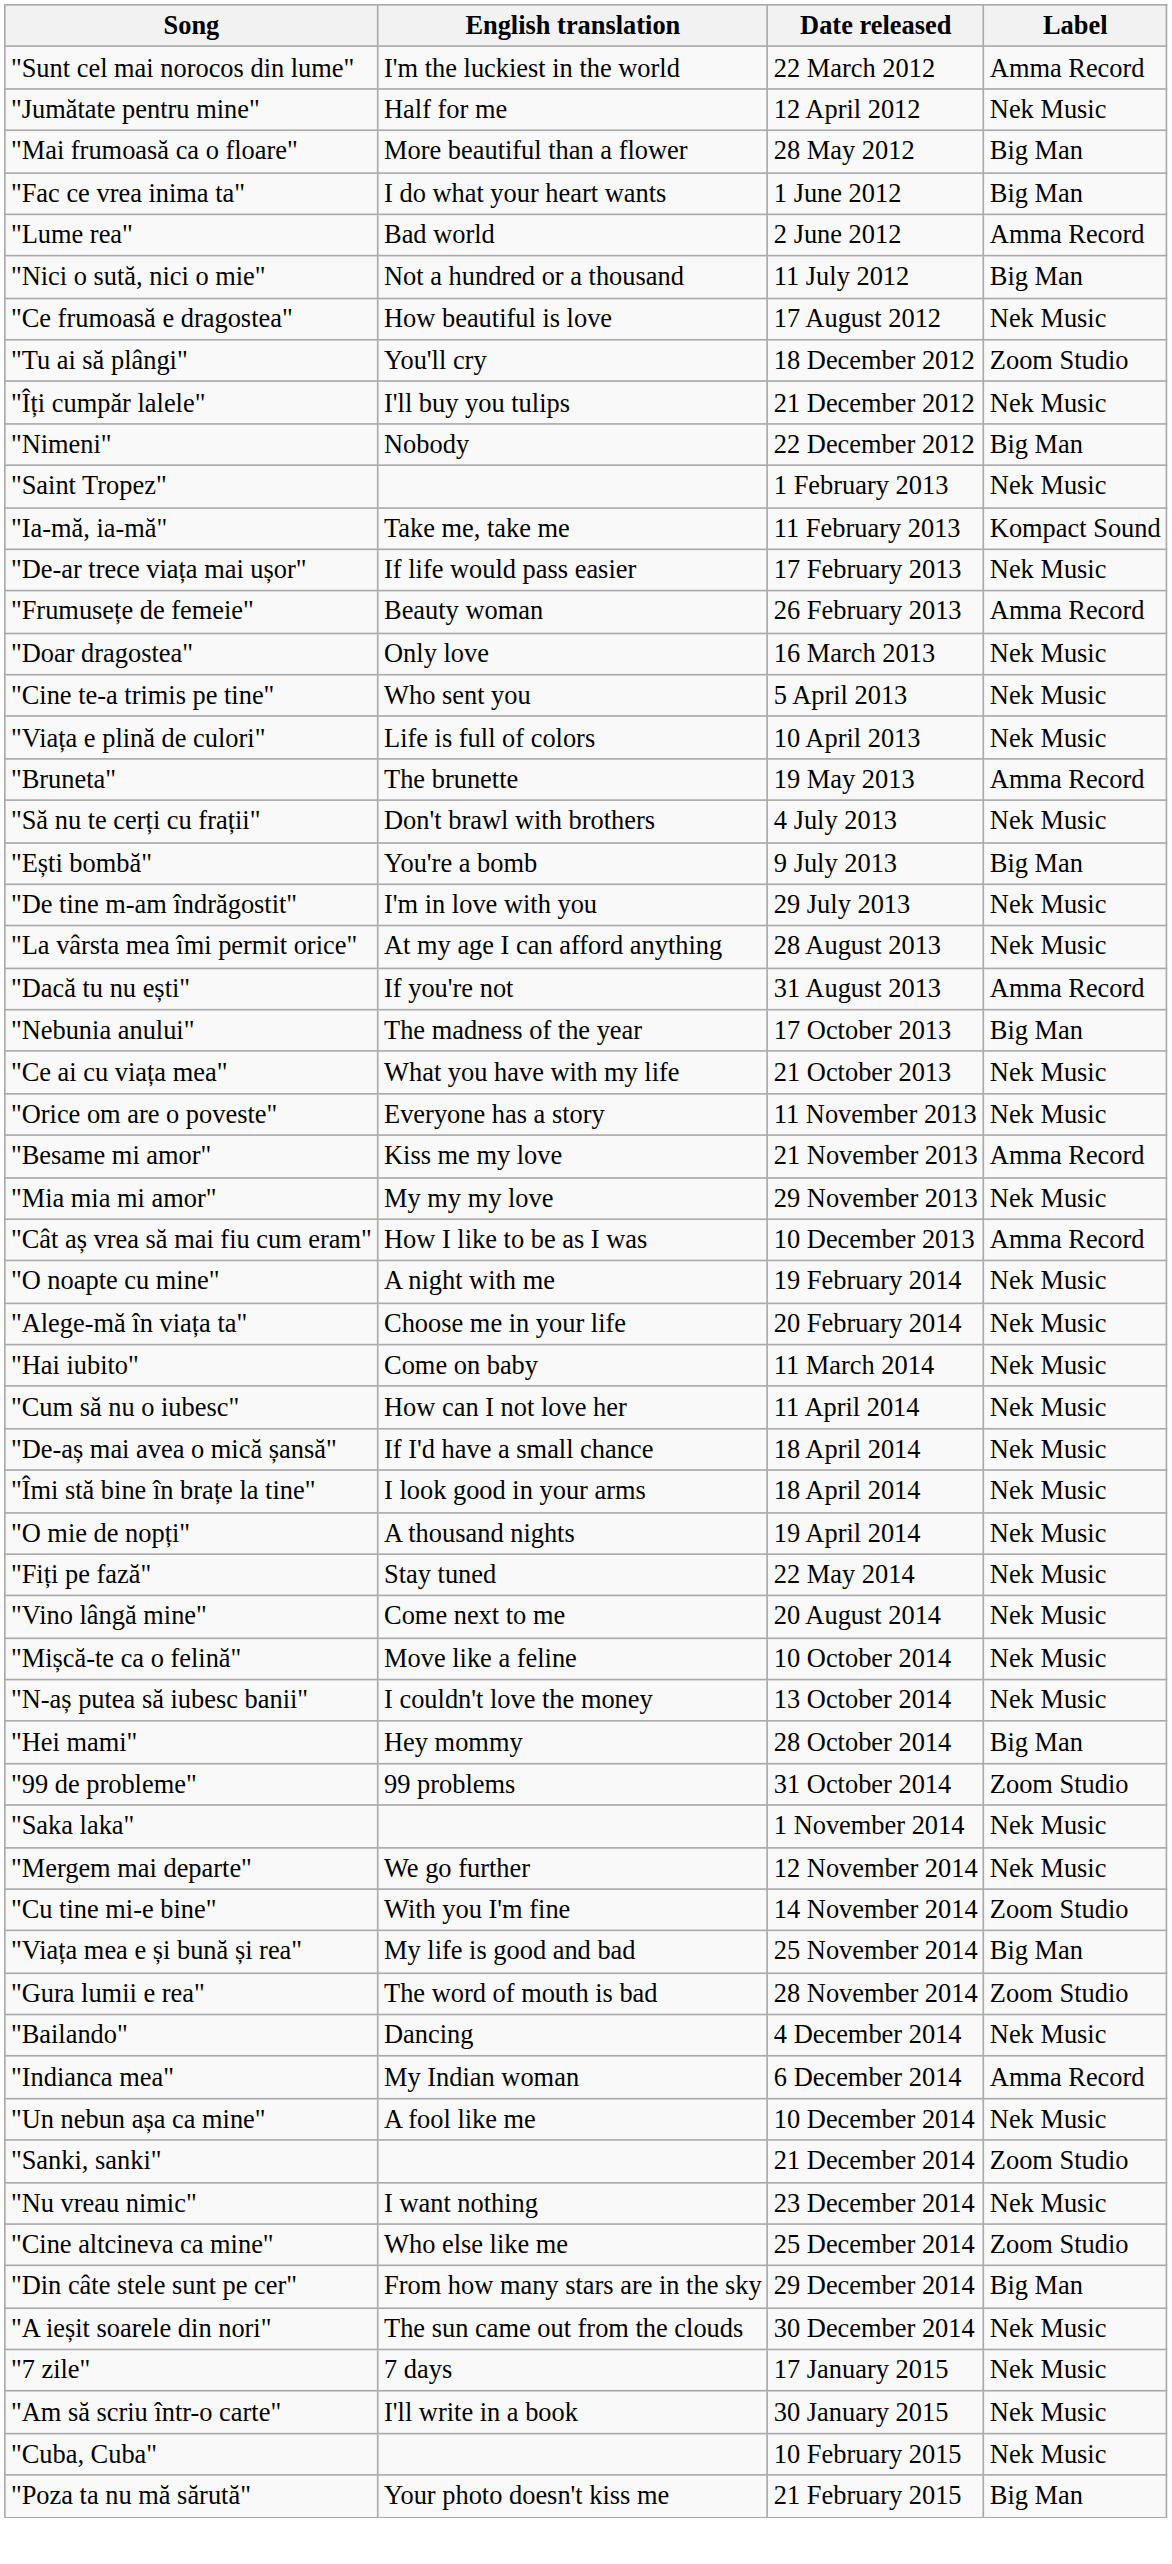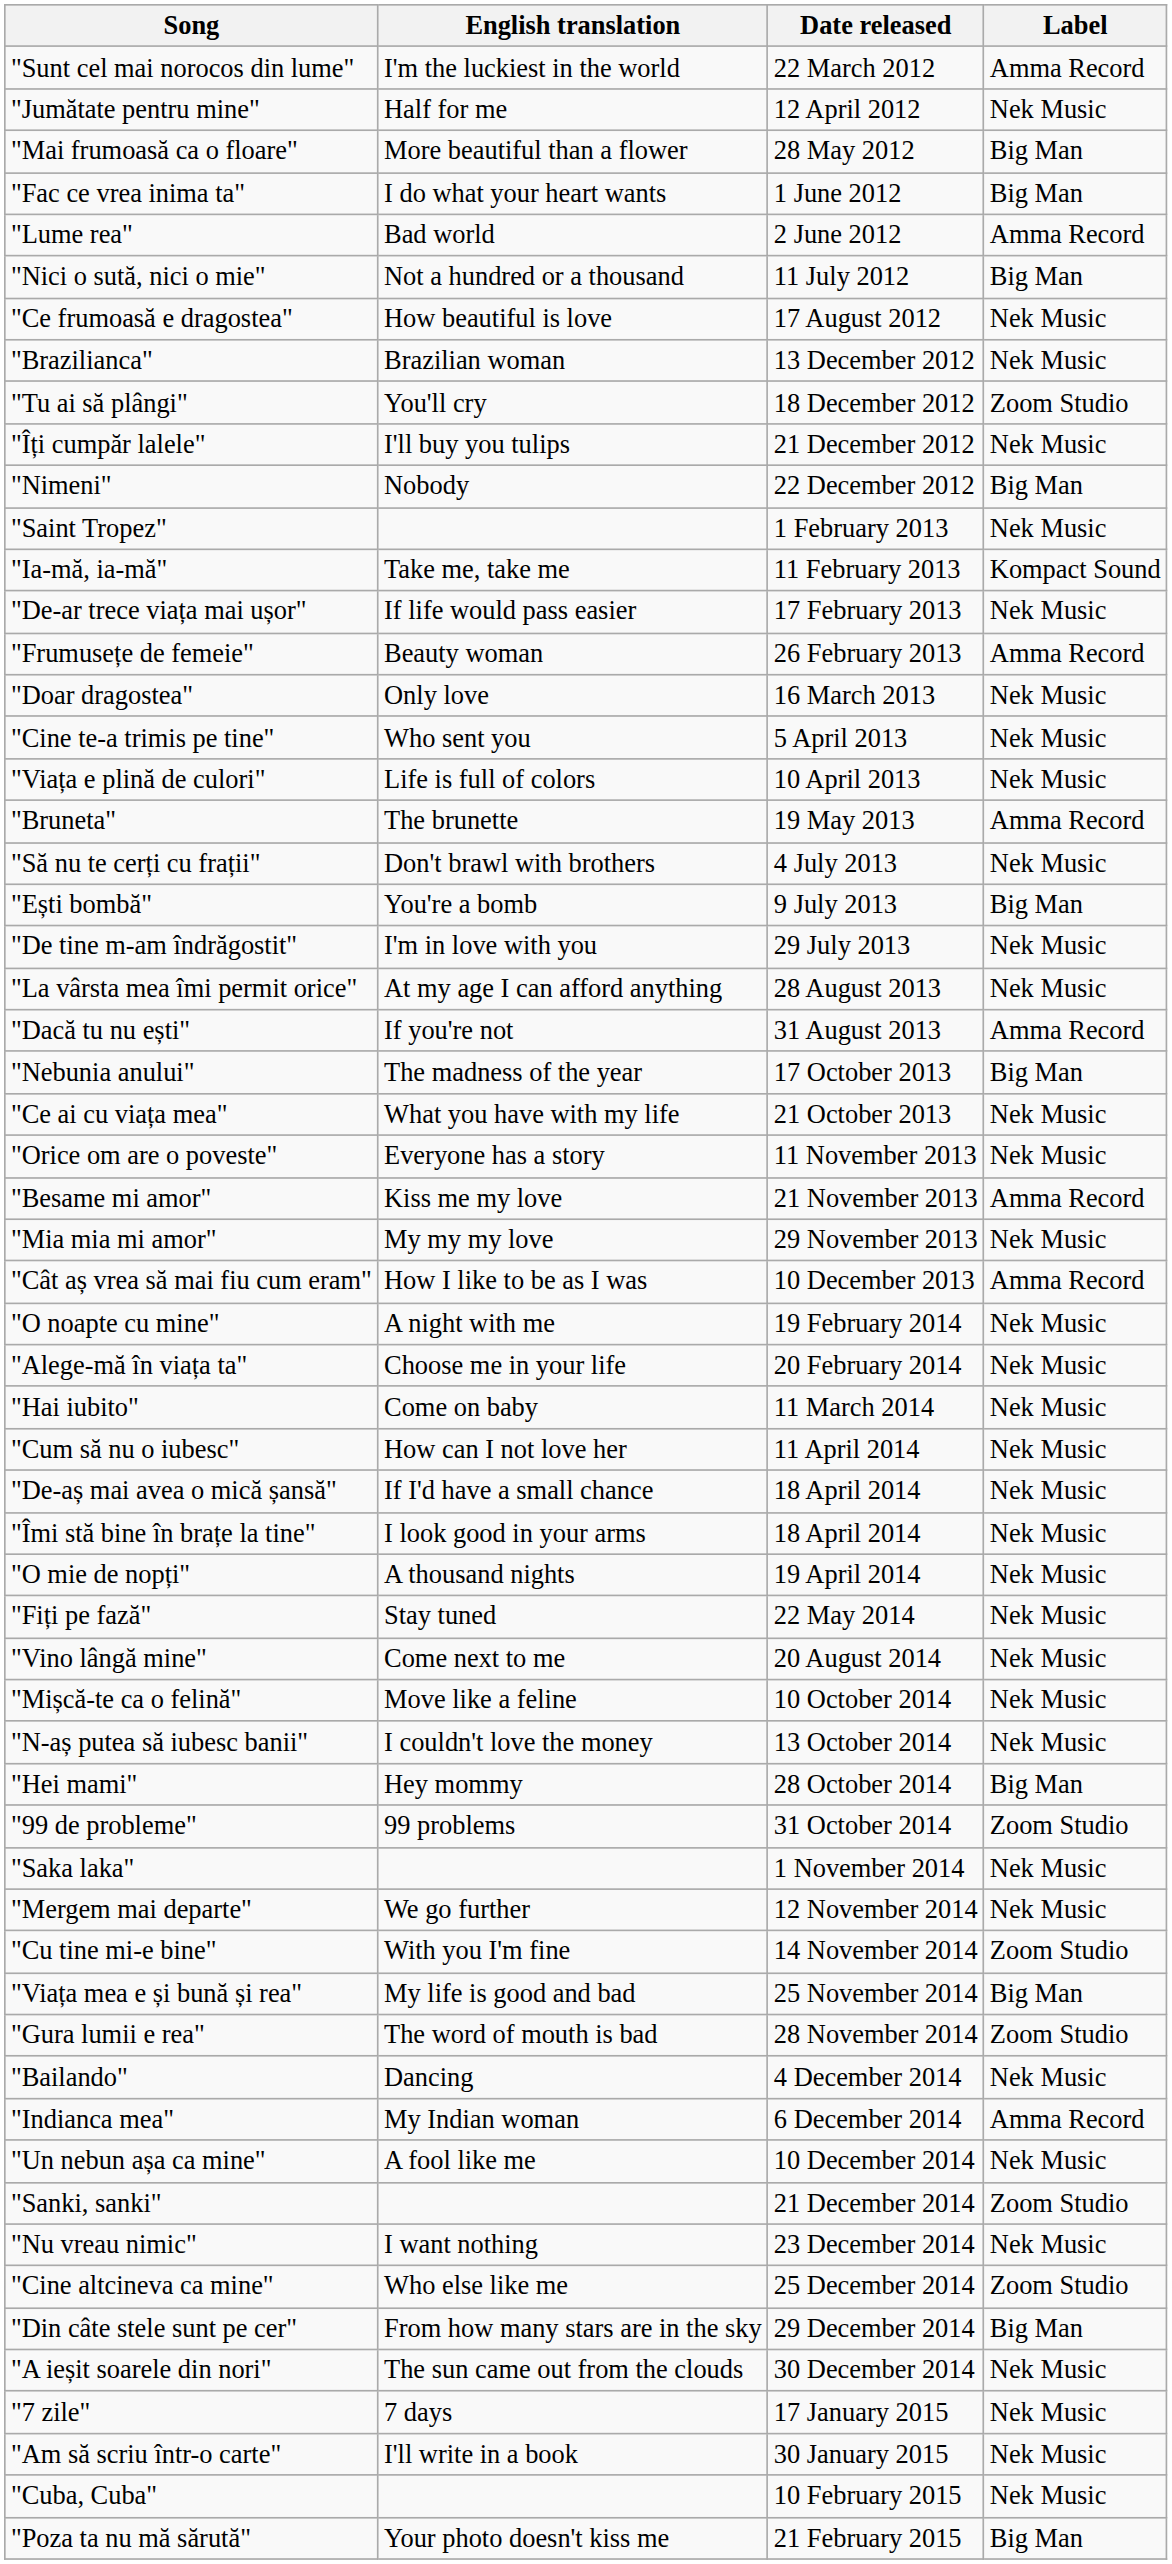+ row: (82, 360)
